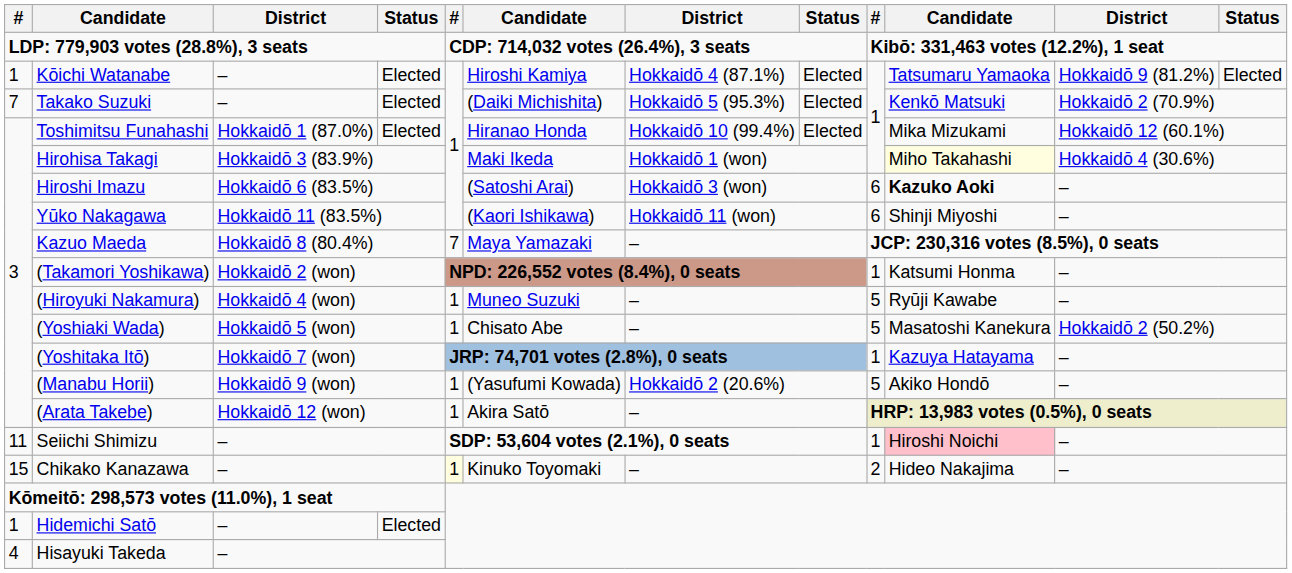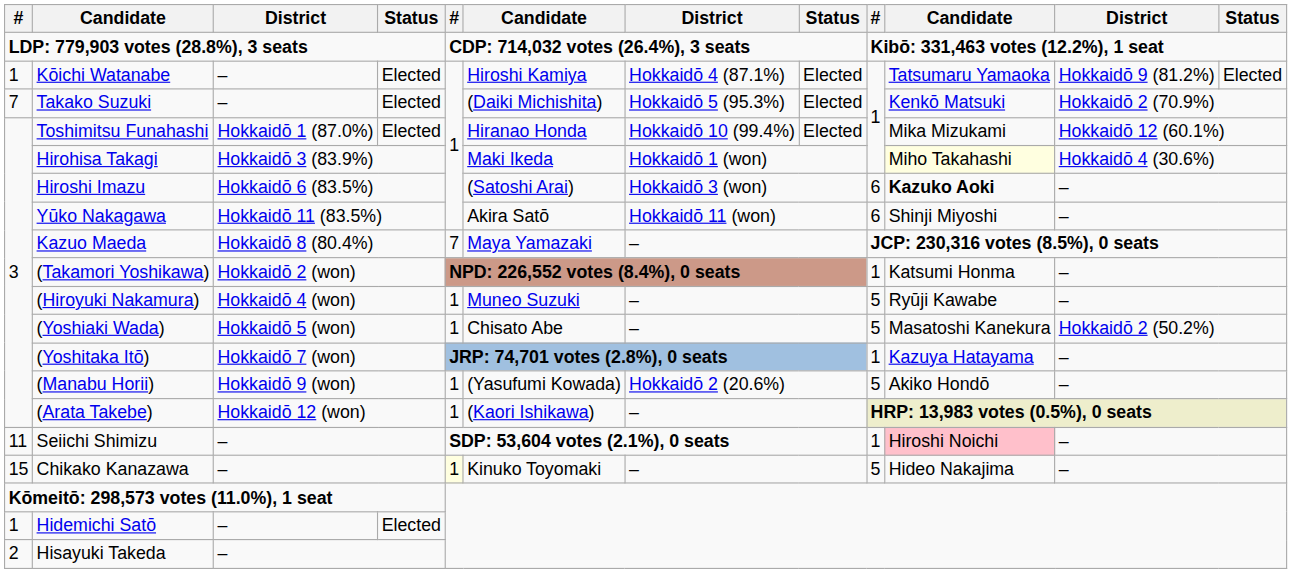(531, 215) (Kaori Ishikawa) -> (508, 215) Akira Satō
(508, 412) Akira Satō -> (531, 412) (Kaori Ishikawa)
(876, 469) 2 -> (876, 469) 5
(14, 553) 4 -> (14, 553) 2
